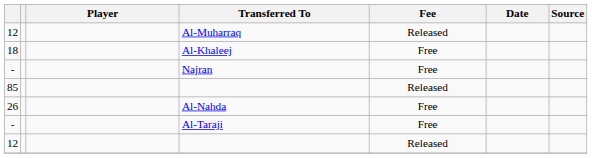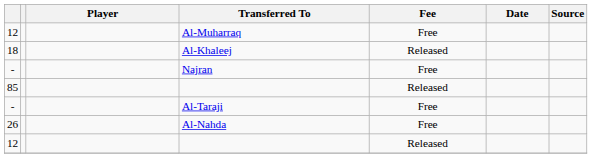(428, 32) Released -> (428, 32) Free
(428, 51) Free -> (428, 51) Released
rows swapped: (13, 106) <-> (13, 125)
